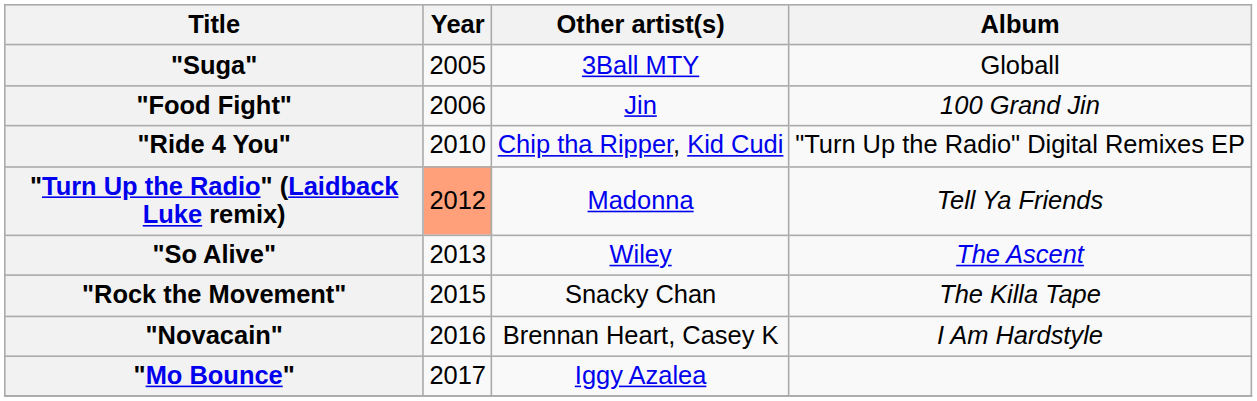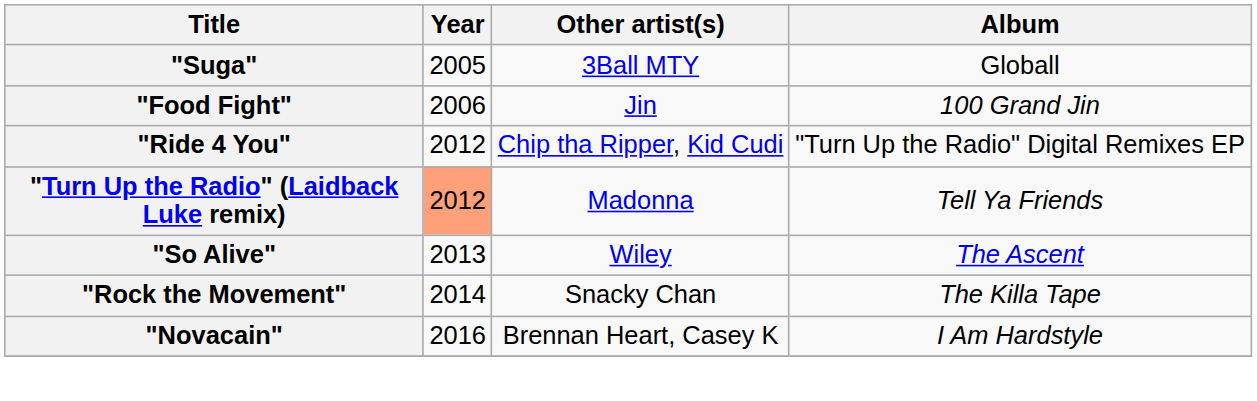(458, 145) 2010 -> (458, 145) 2012
(458, 295) 2015 -> (458, 295) 2014
- row: (214, 376)
